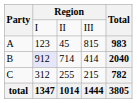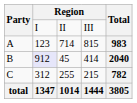(64, 43) 45 -> (67, 43) 714
(67, 59) 714 -> (64, 59) 45
